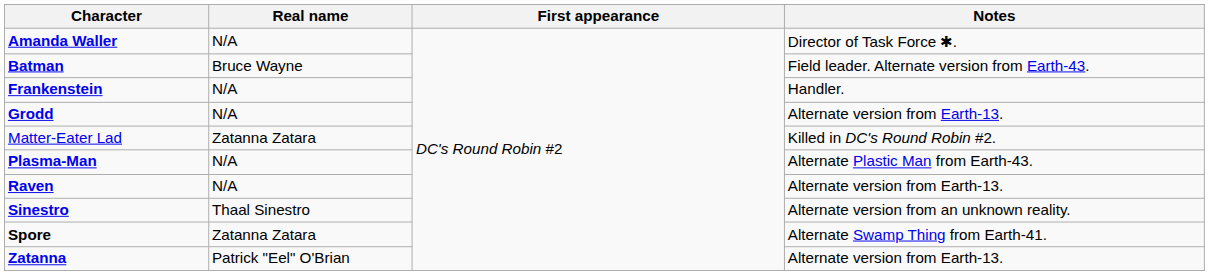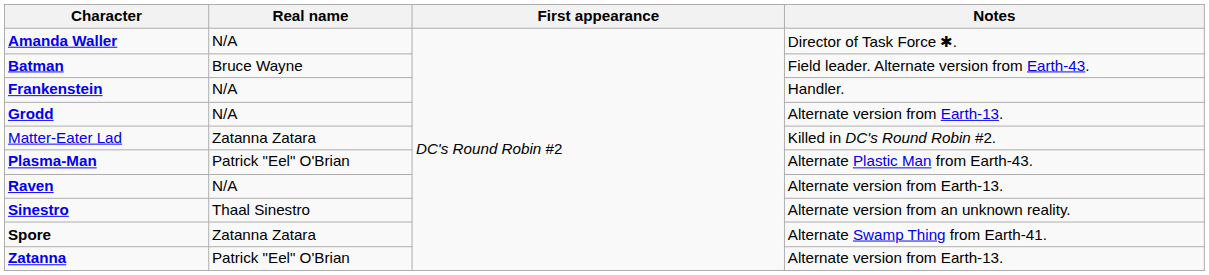(225, 162) N/A -> (281, 162) Patrick "Eel" O'Brian
